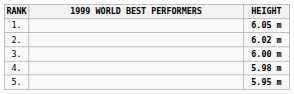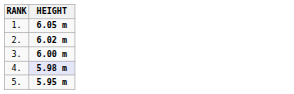- column: (136, 11)
(266, 68) no background -> (52, 68) lavender background
